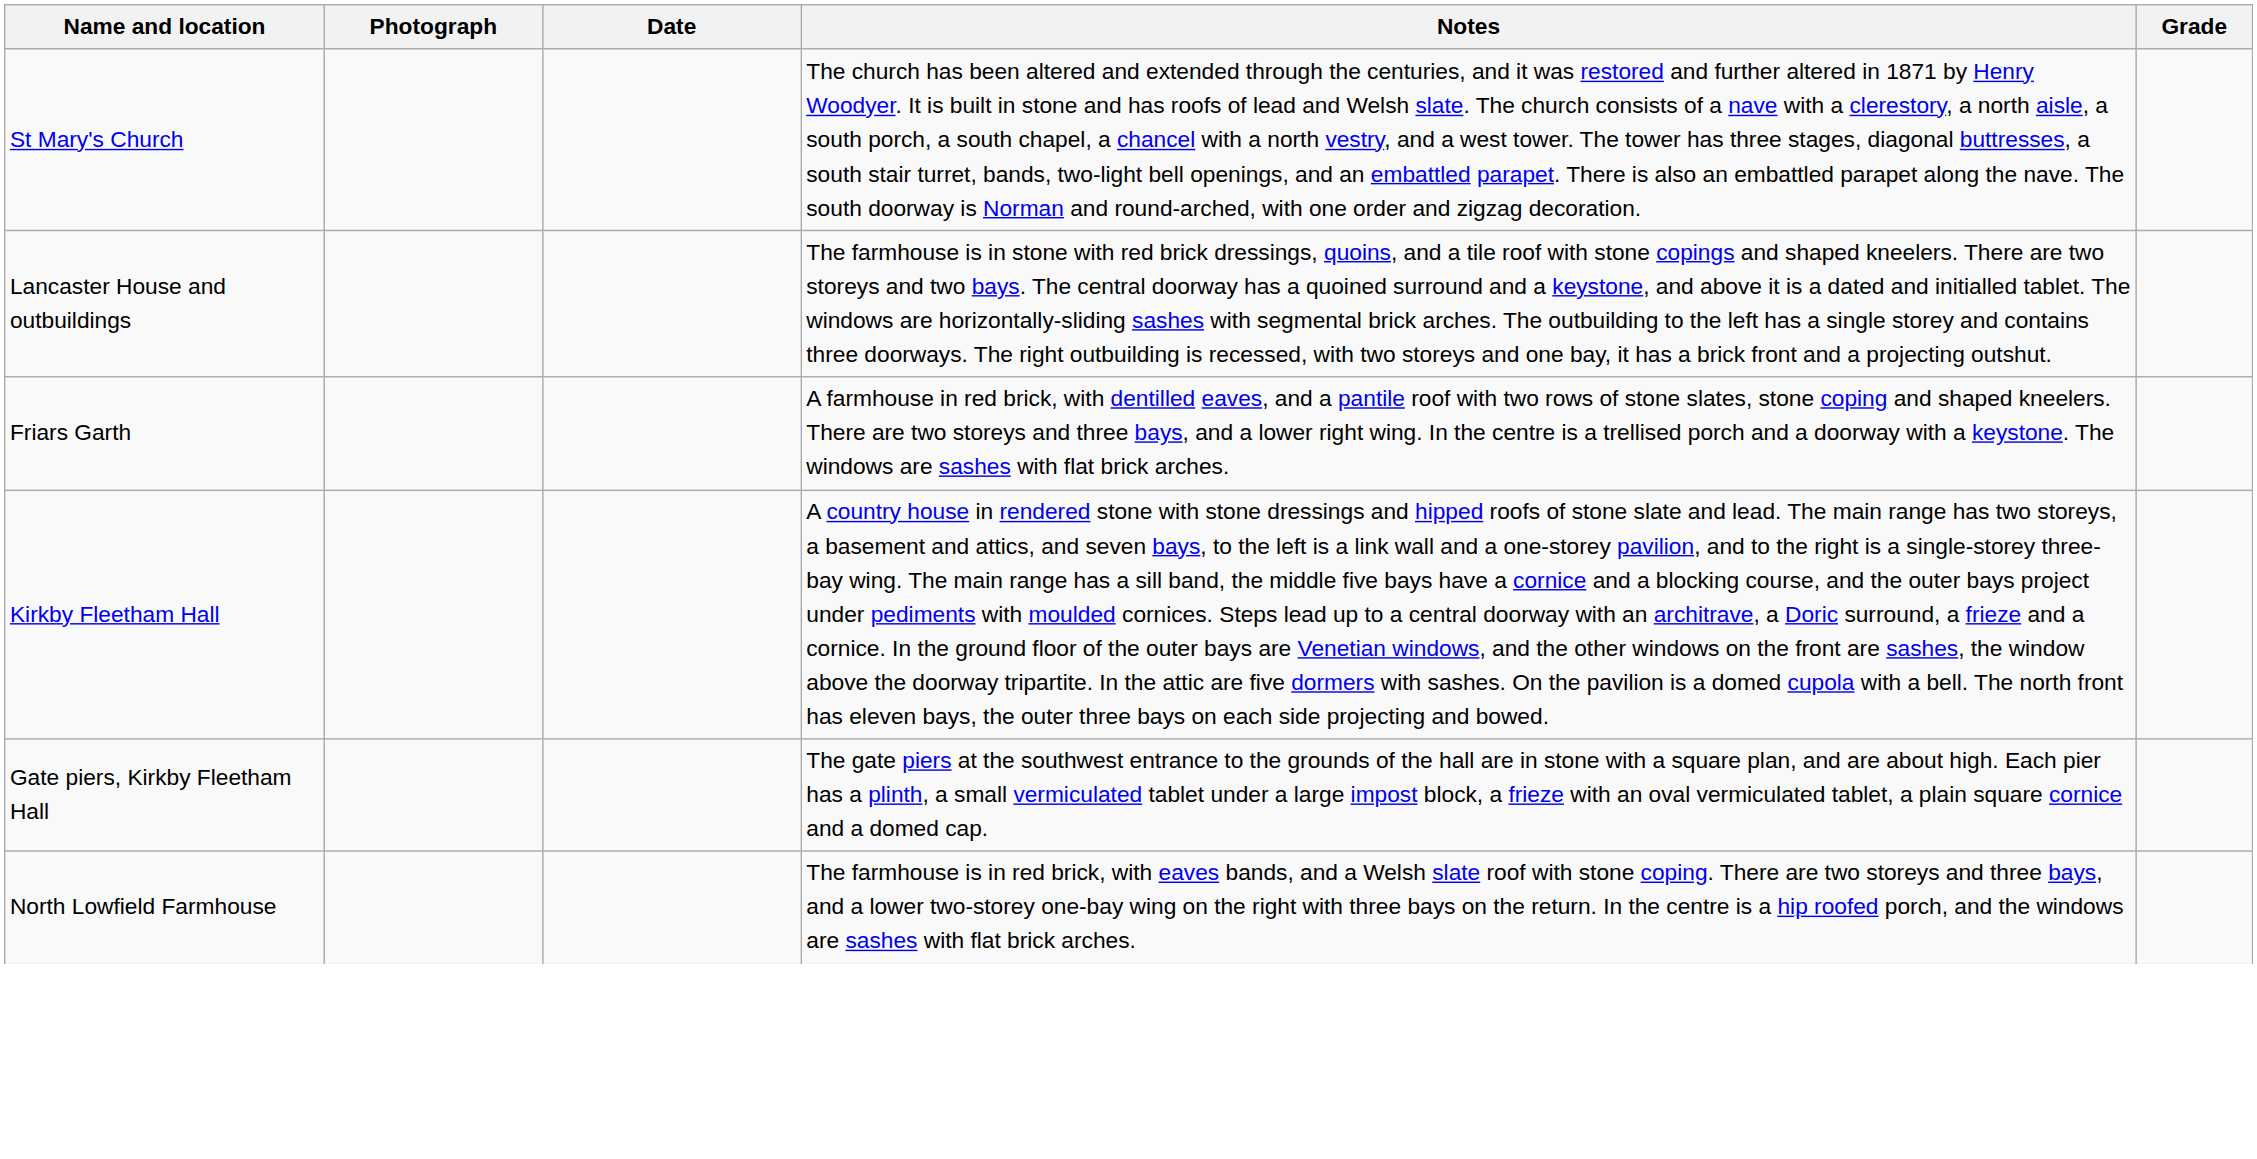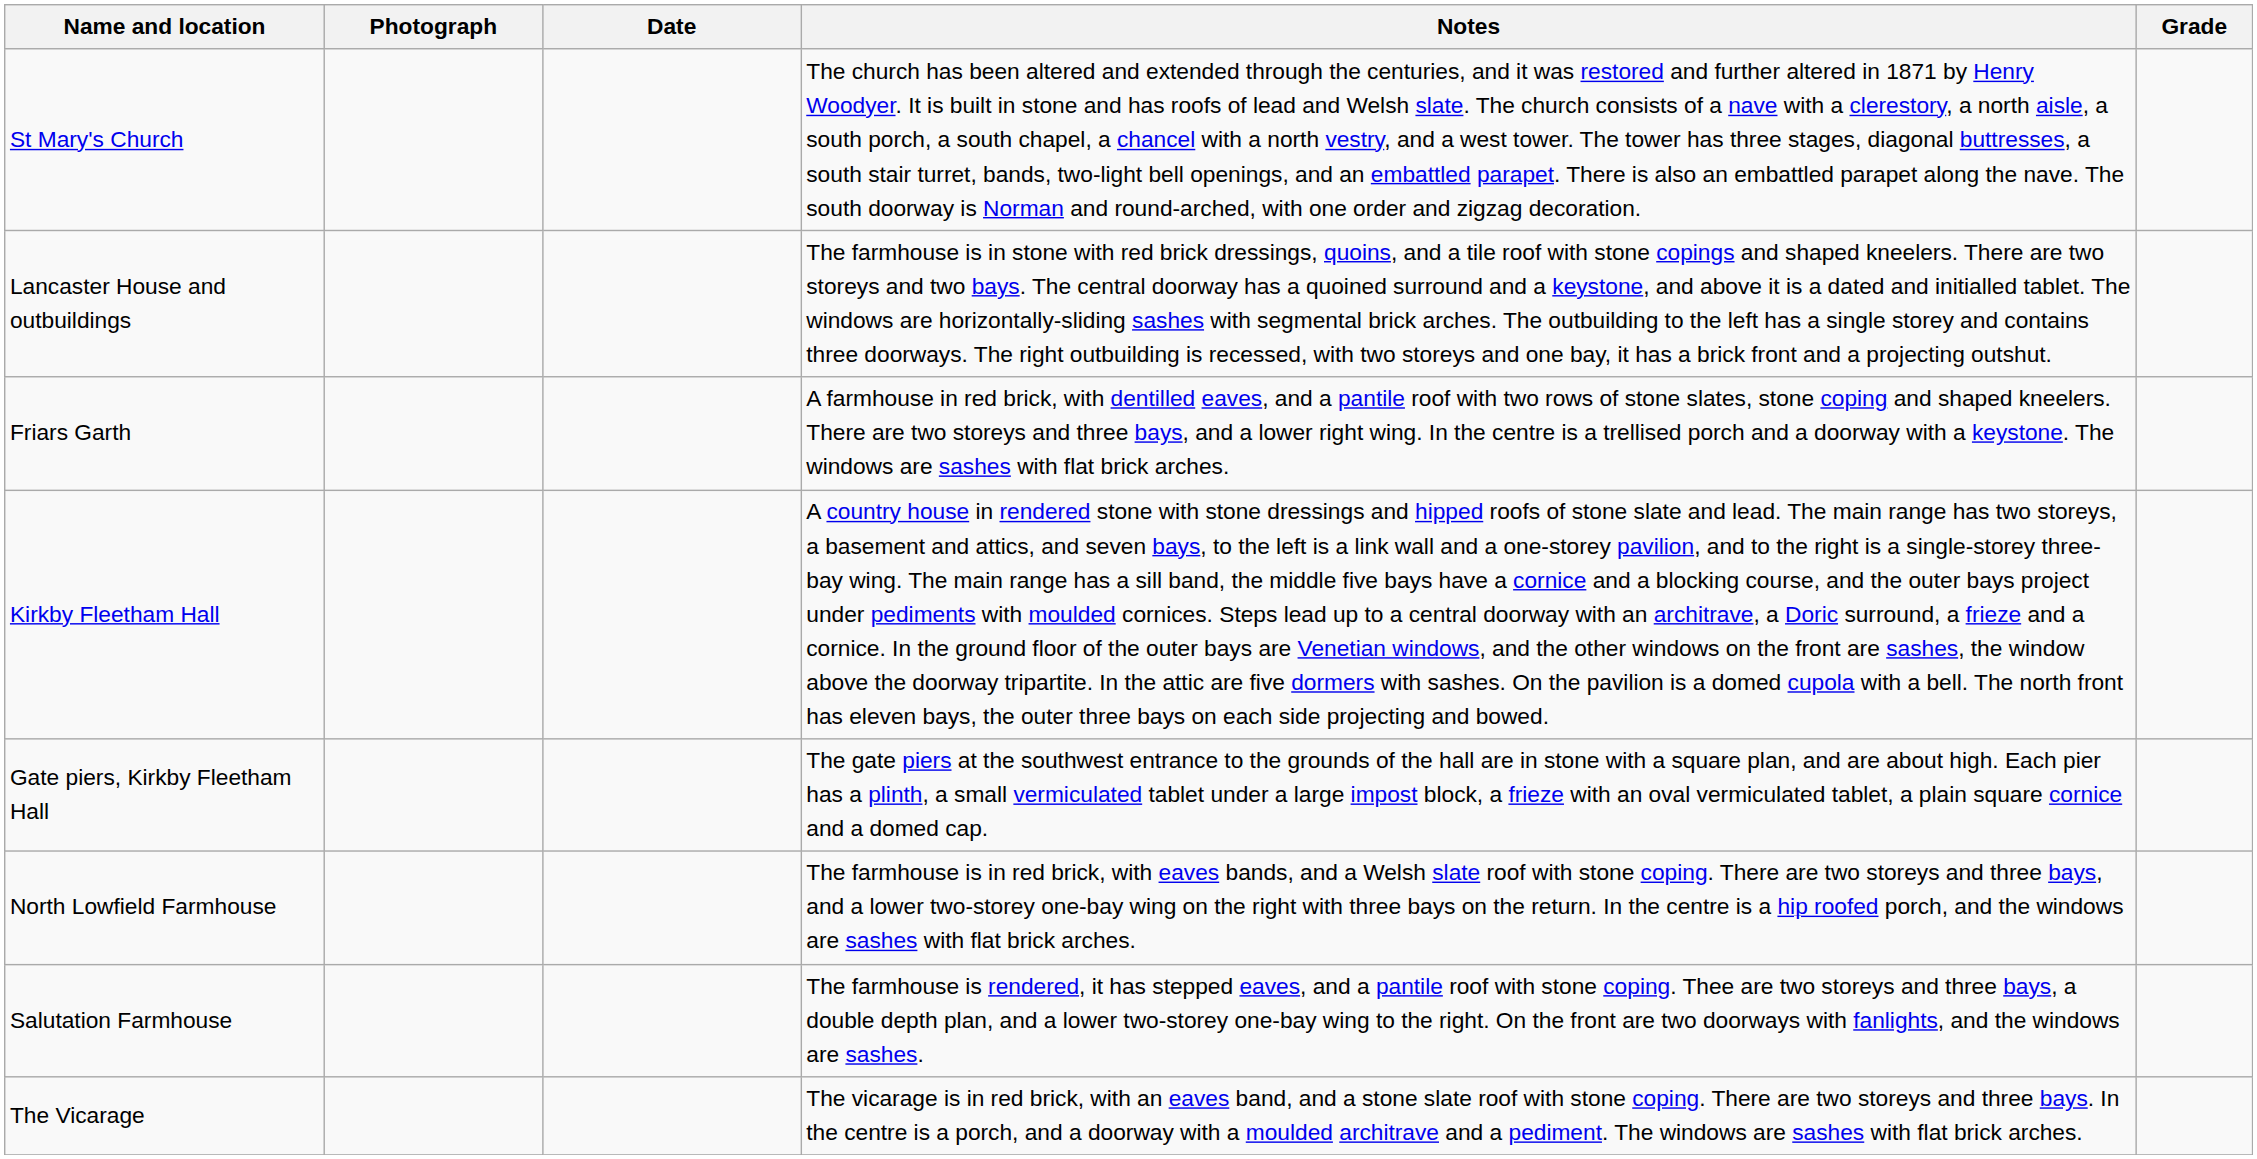+ row: (121, 1020)
+ row: (77, 1115)
